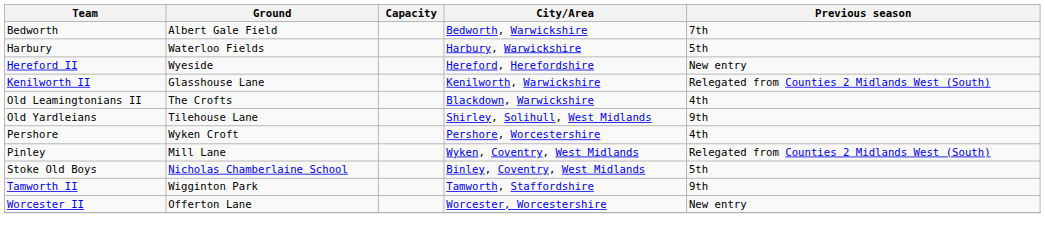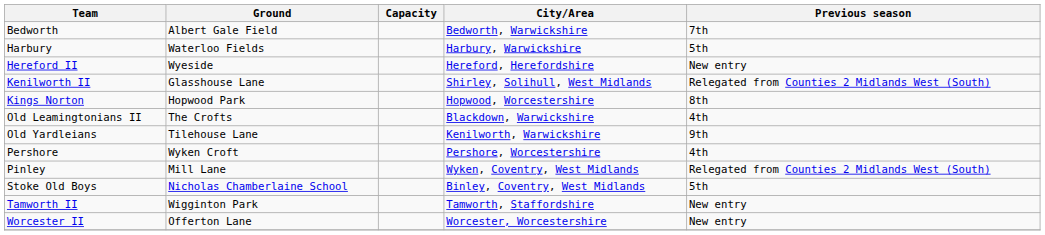(523, 83) Kenilworth, Warwickshire -> (549, 83) Shirley, Solihull, West Midlands
+ row: (45, 100)
(549, 117) Shirley, Solihull, West Midlands -> (523, 135) Kenilworth, Warwickshire
(699, 187) 9th -> (718, 204) New entry
